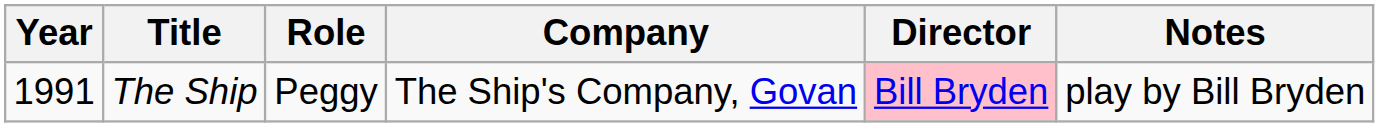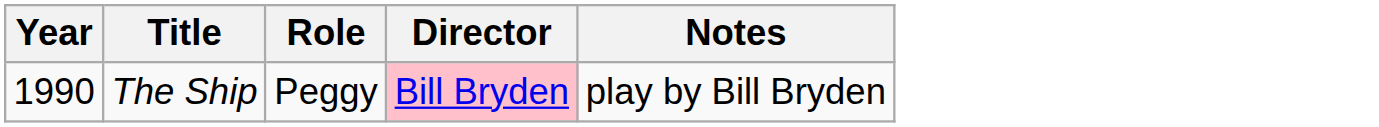- column: (626, 33)
(54, 91) 1991 -> (54, 91) 1990
